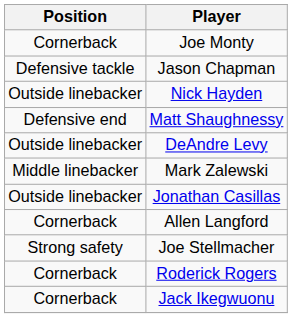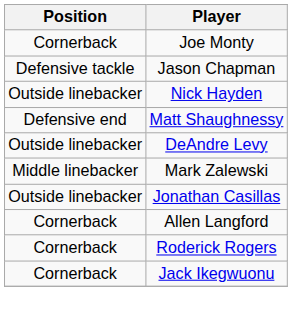- row: (216, 247)
